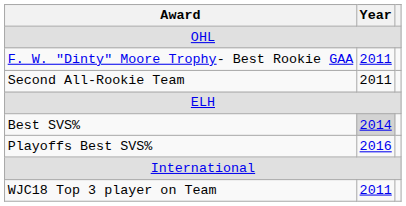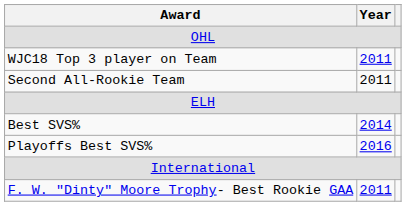rows swapped: (180, 59) <-> (112, 190)
(376, 125) lightgrey background -> (376, 125) no background
